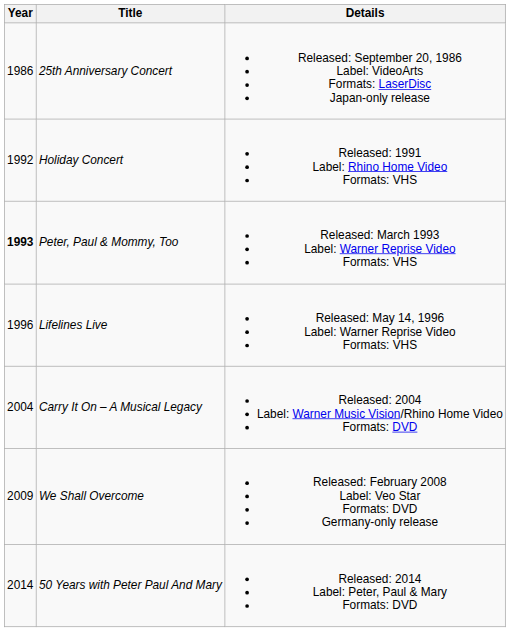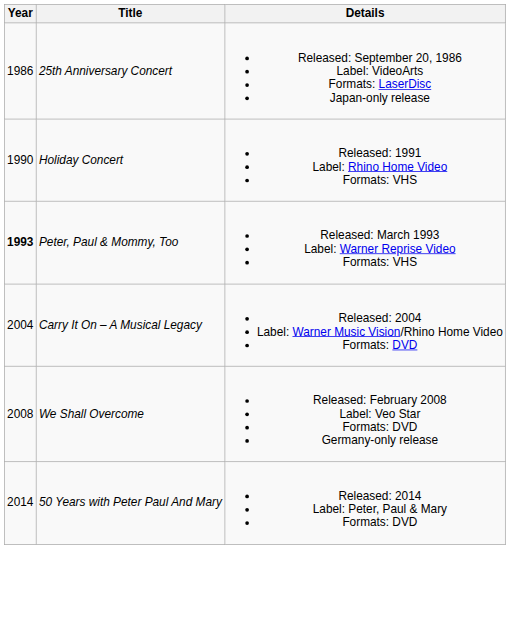(20, 160) 1992 -> (20, 160) 1990
- row: (73, 325)
(20, 496) 2009 -> (20, 414) 2008
